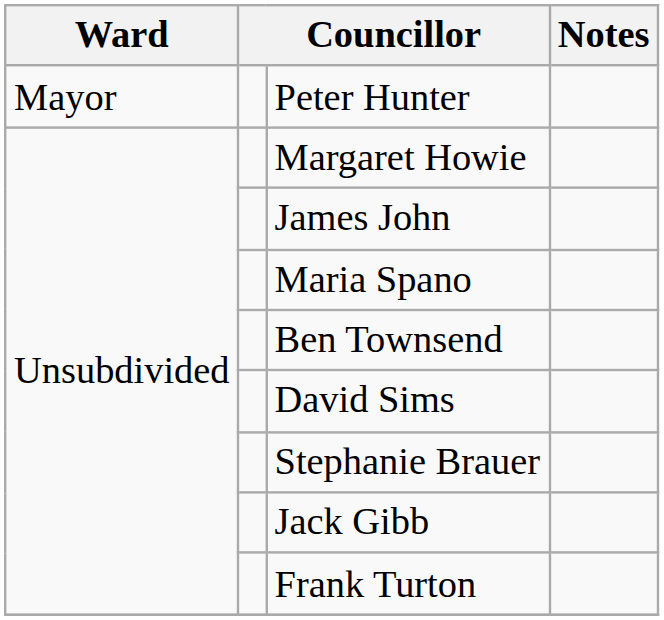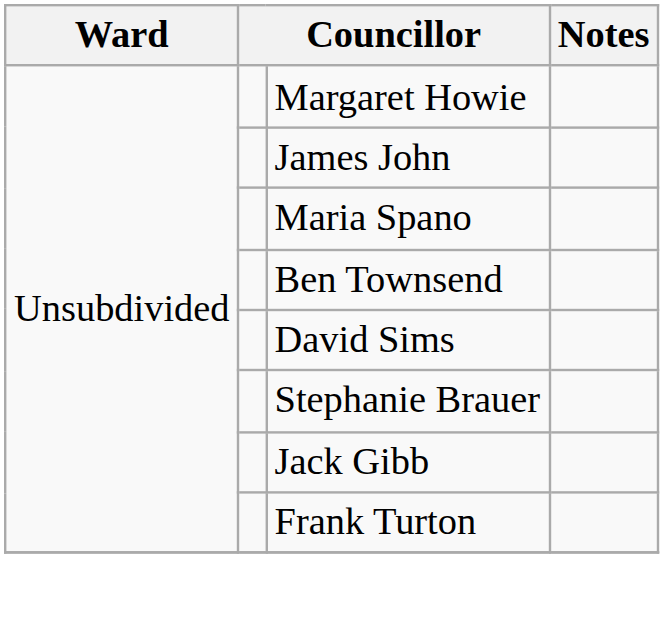- row: (372, 95)
